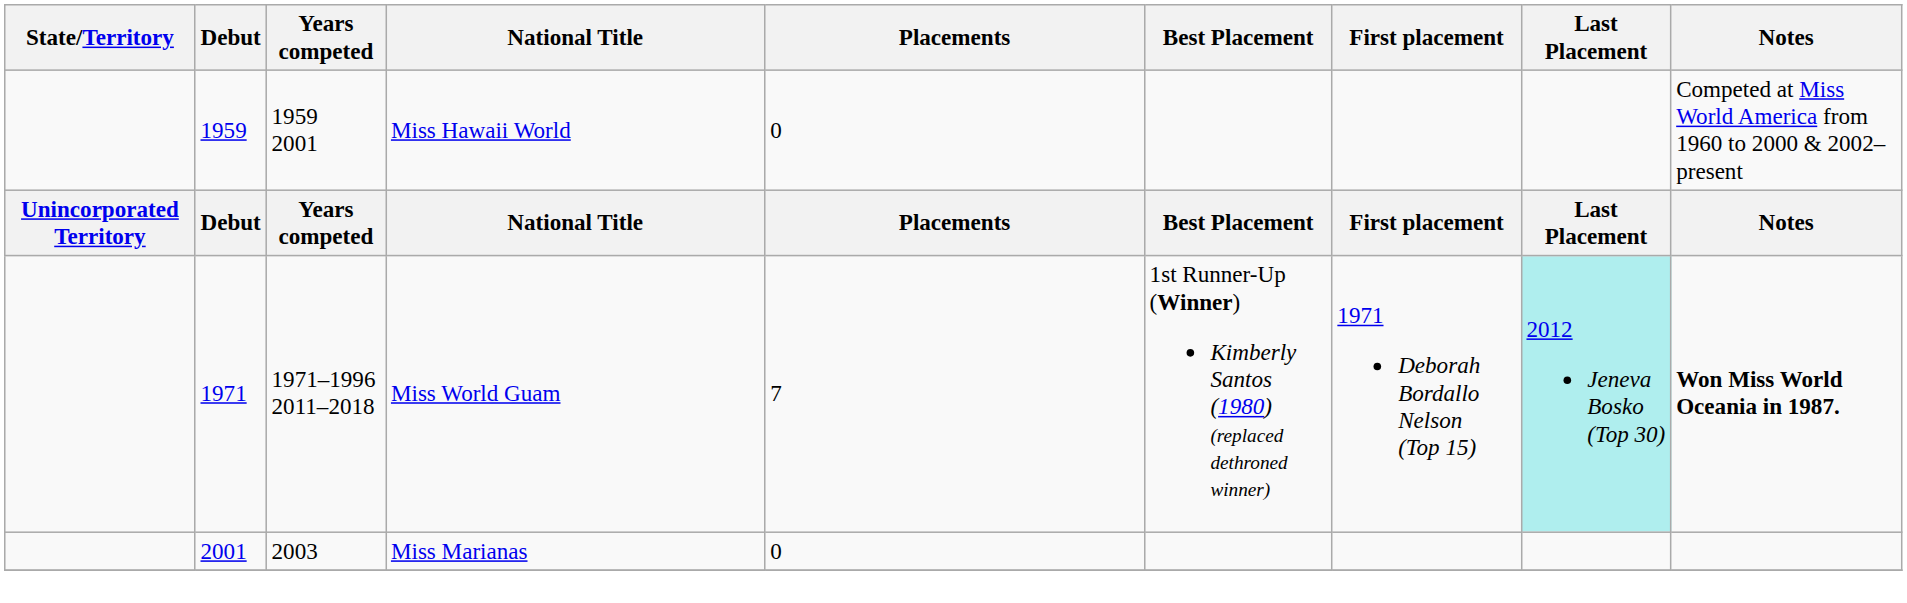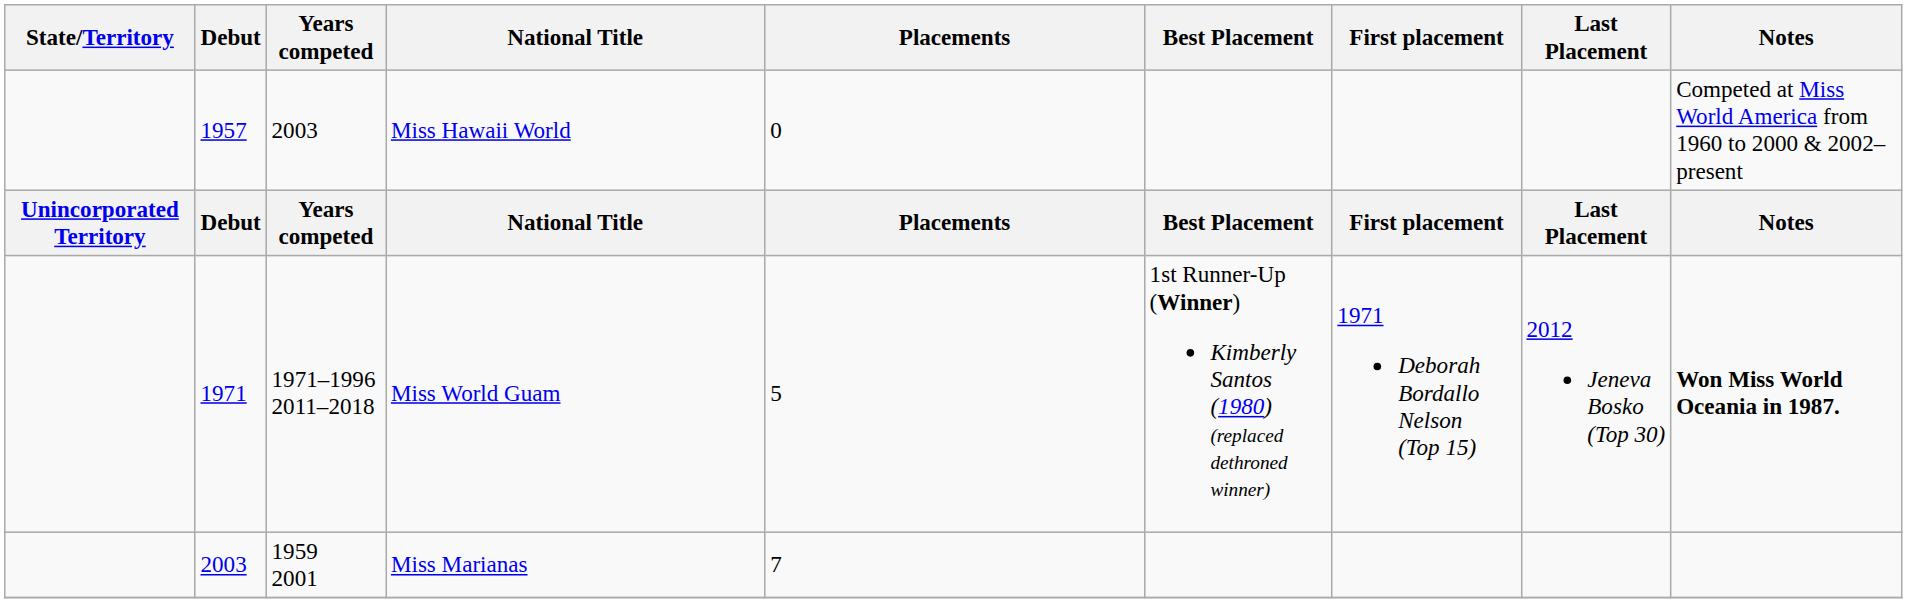(224, 130) 1959 -> (224, 130) 1957
(295, 130) 1959 2001 -> (295, 130) 2003
(776, 393) 7 -> (776, 393) 5
(1596, 382) paleturquoise background -> (1596, 382) no background
(224, 550) 2001 -> (224, 564) 2003
(295, 550) 2003 -> (295, 564) 1959 2001
(776, 550) 0 -> (776, 564) 7
